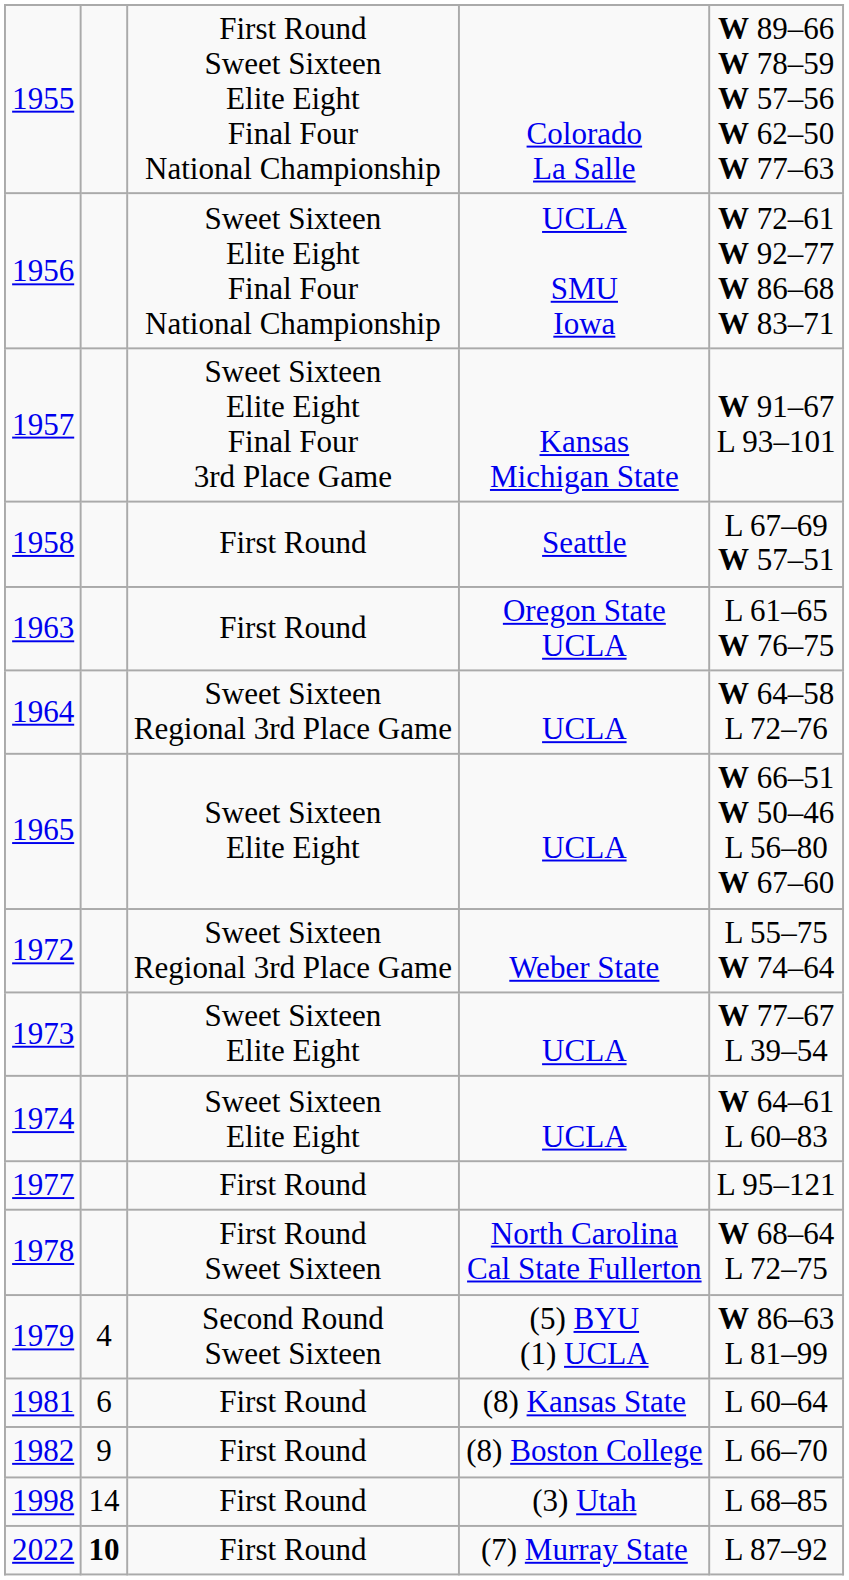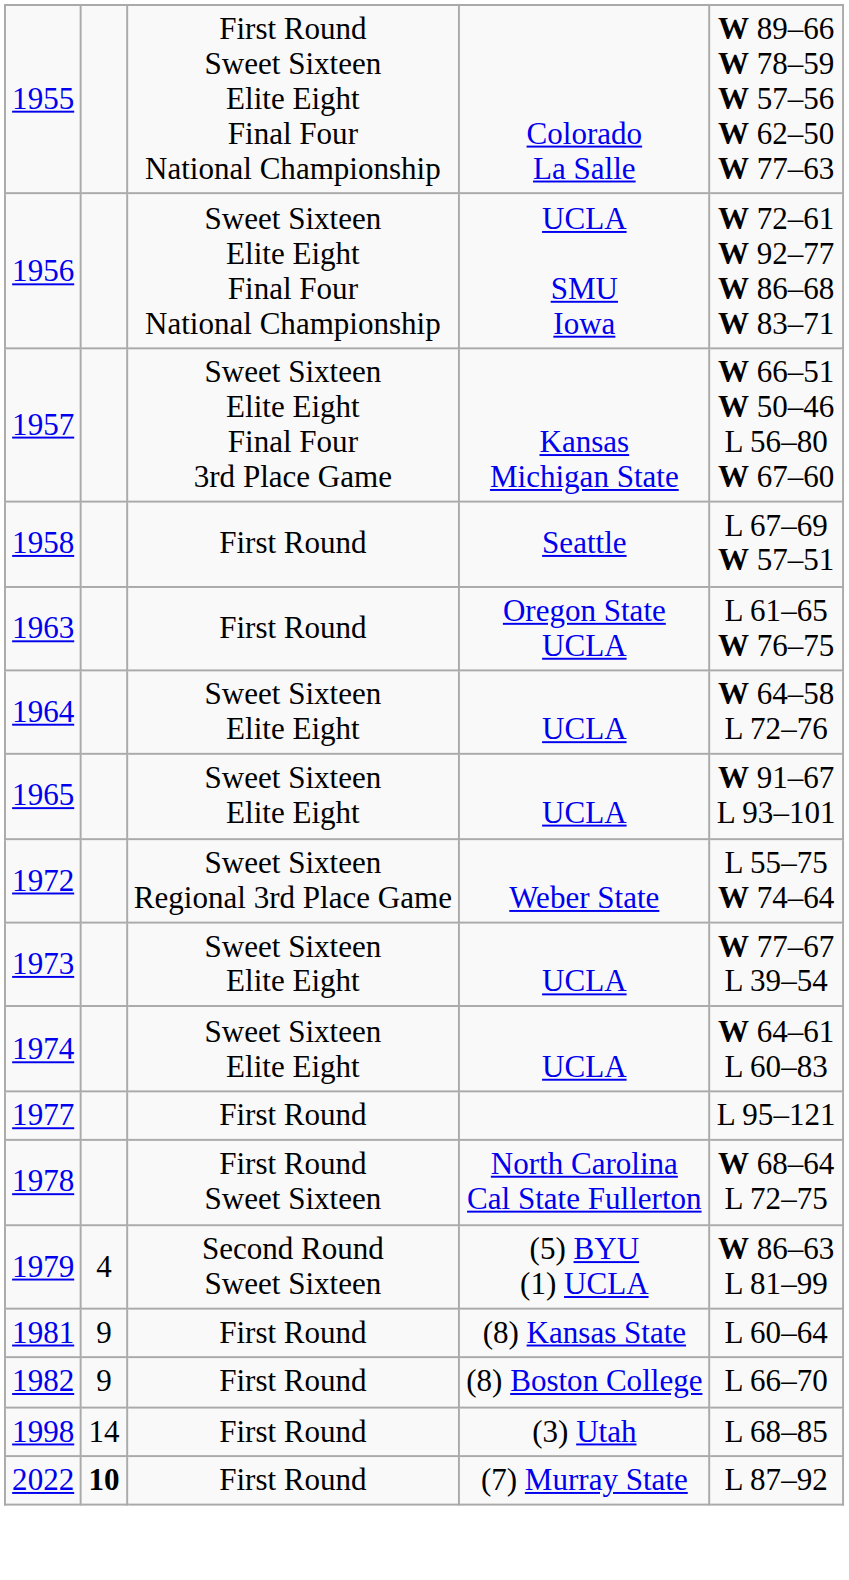(776, 424) W 91–67 L 93–101 -> (776, 424) W 66–51 W 50–46 L 56–80 W 67–60
(293, 711) Sweet Sixteen Regional 3rd Place Game -> (293, 711) Sweet Sixteen Elite Eight
(776, 830) W 66–51 W 50–46 L 56–80 W 67–60 -> (776, 795) W 91–67 L 93–101
(104, 1402) 6 -> (104, 1332) 9
